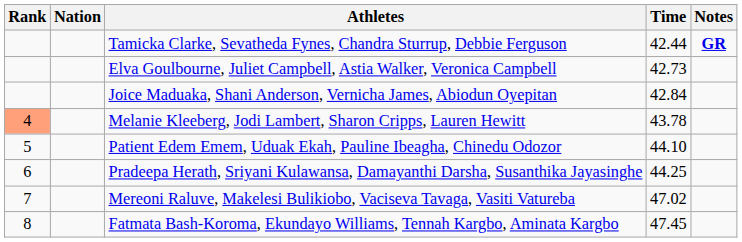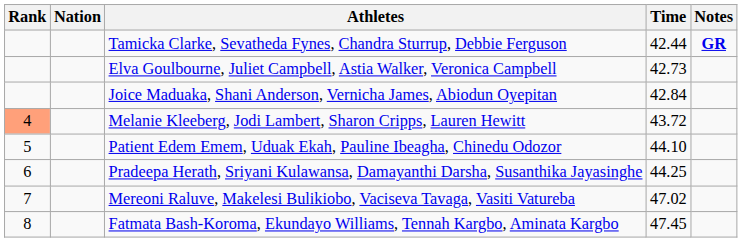(668, 120) 43.78 -> (668, 120) 43.72
